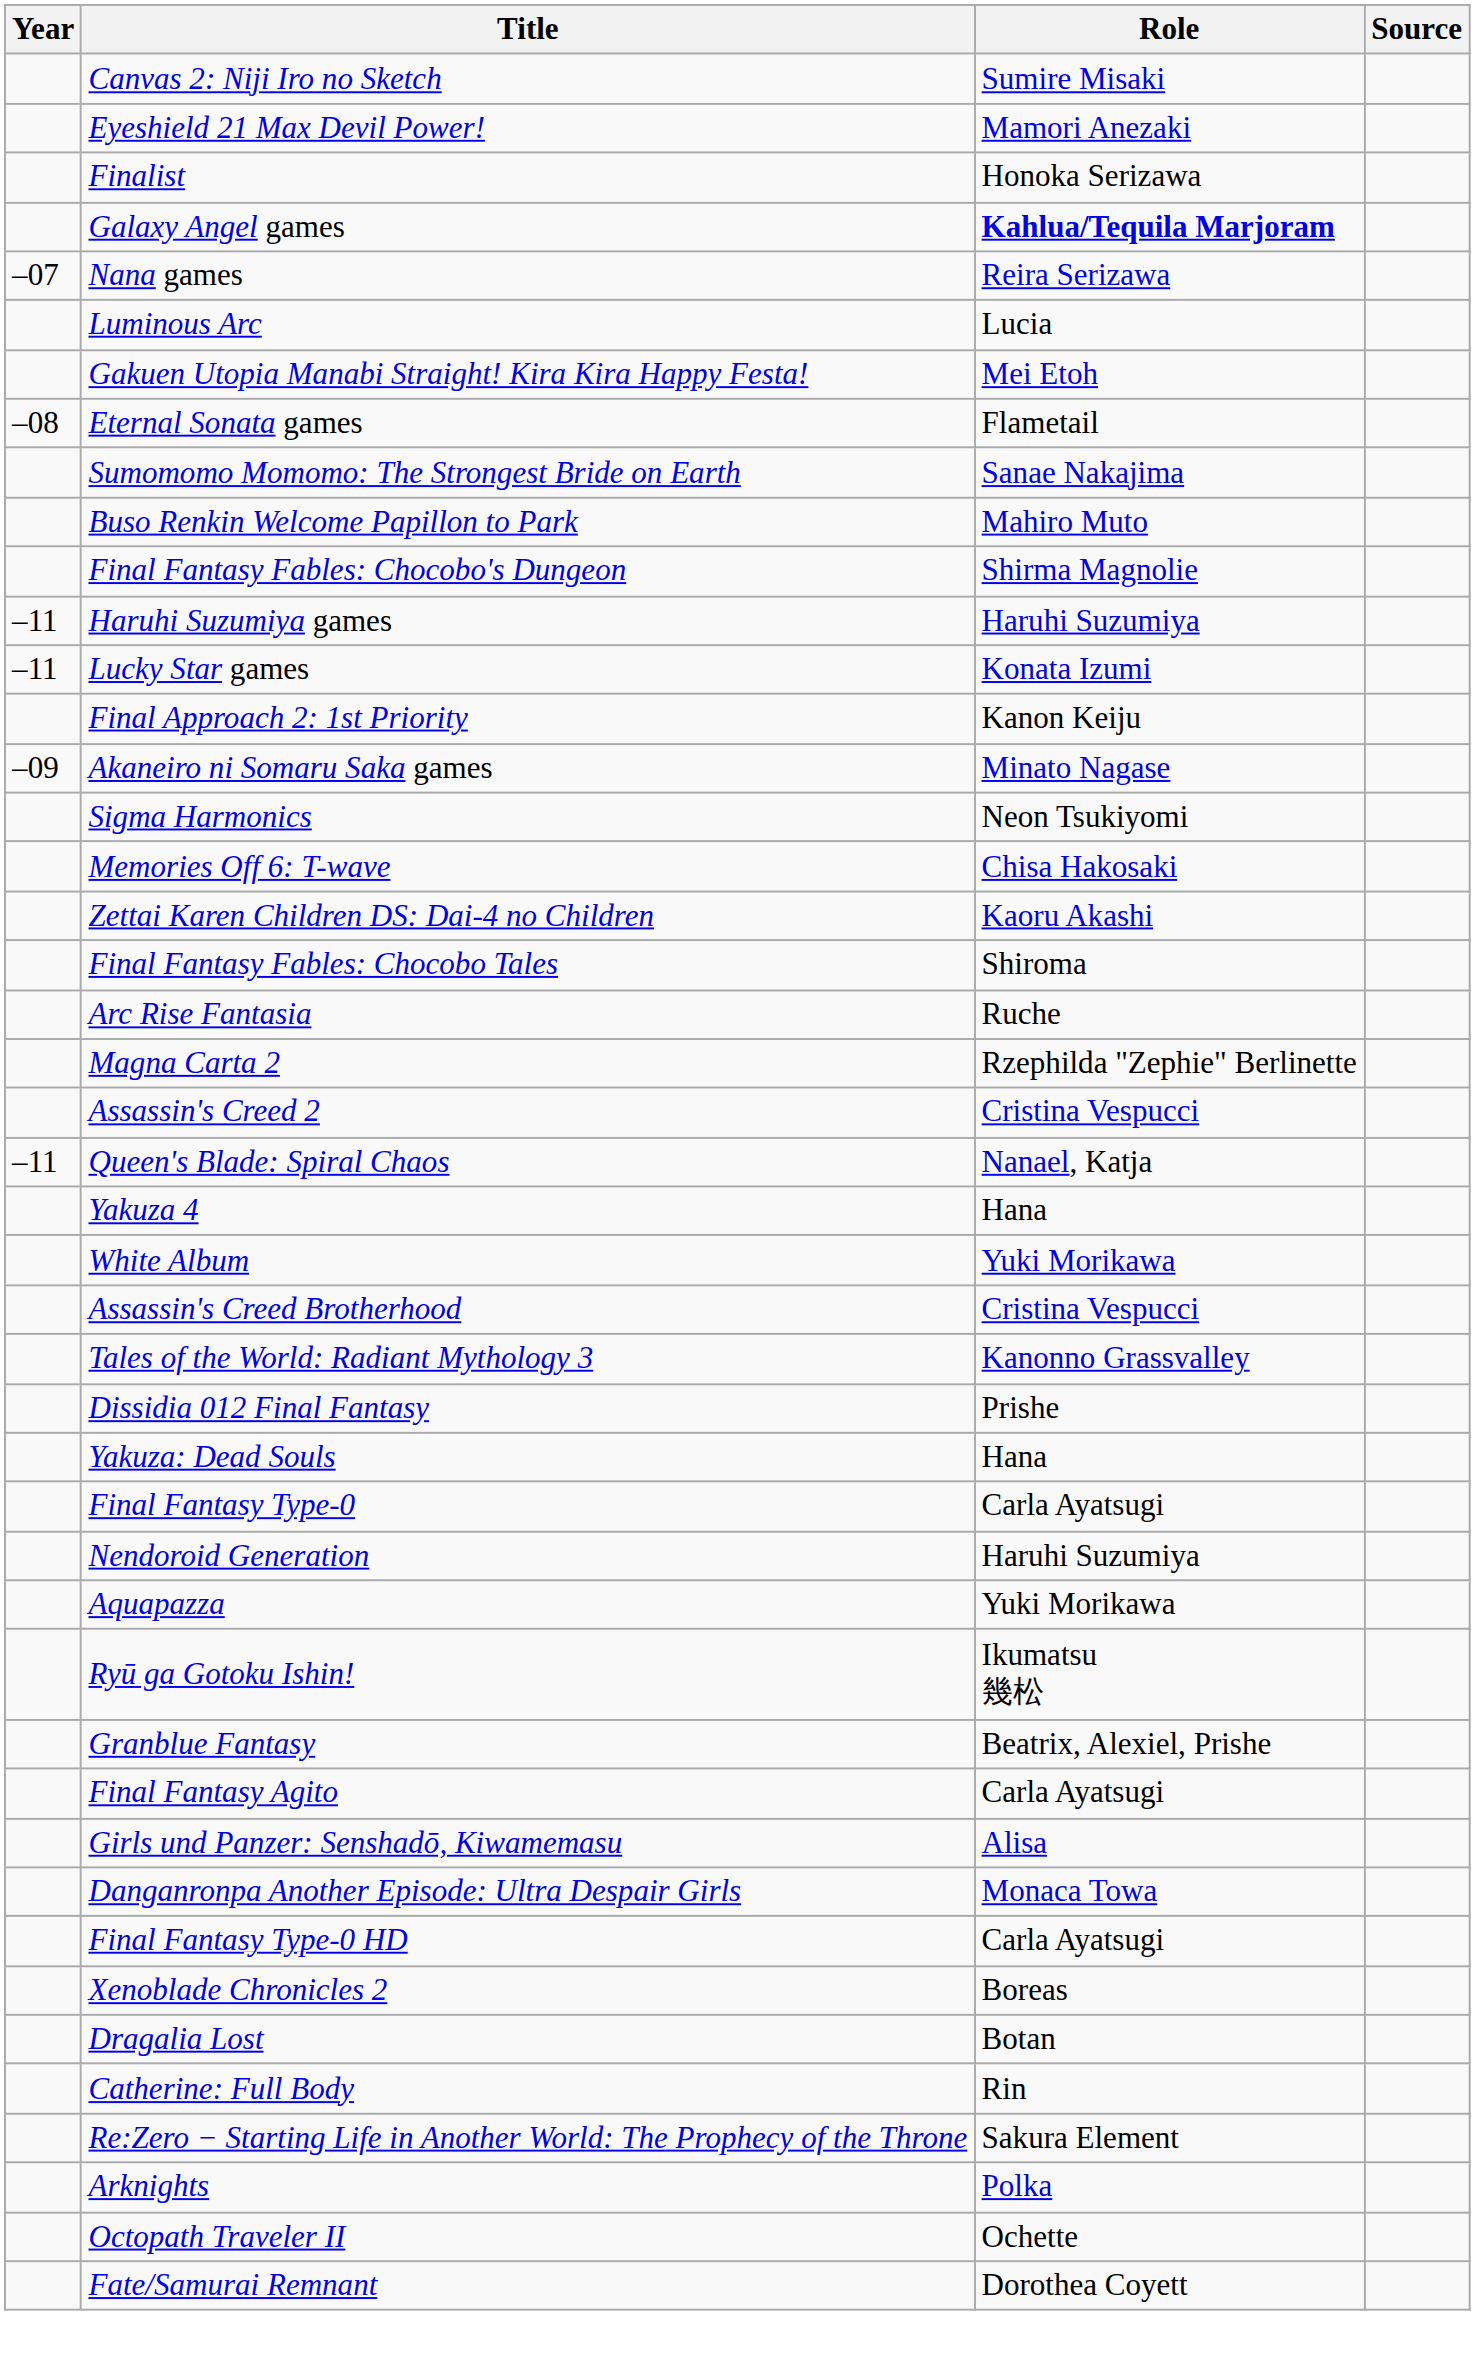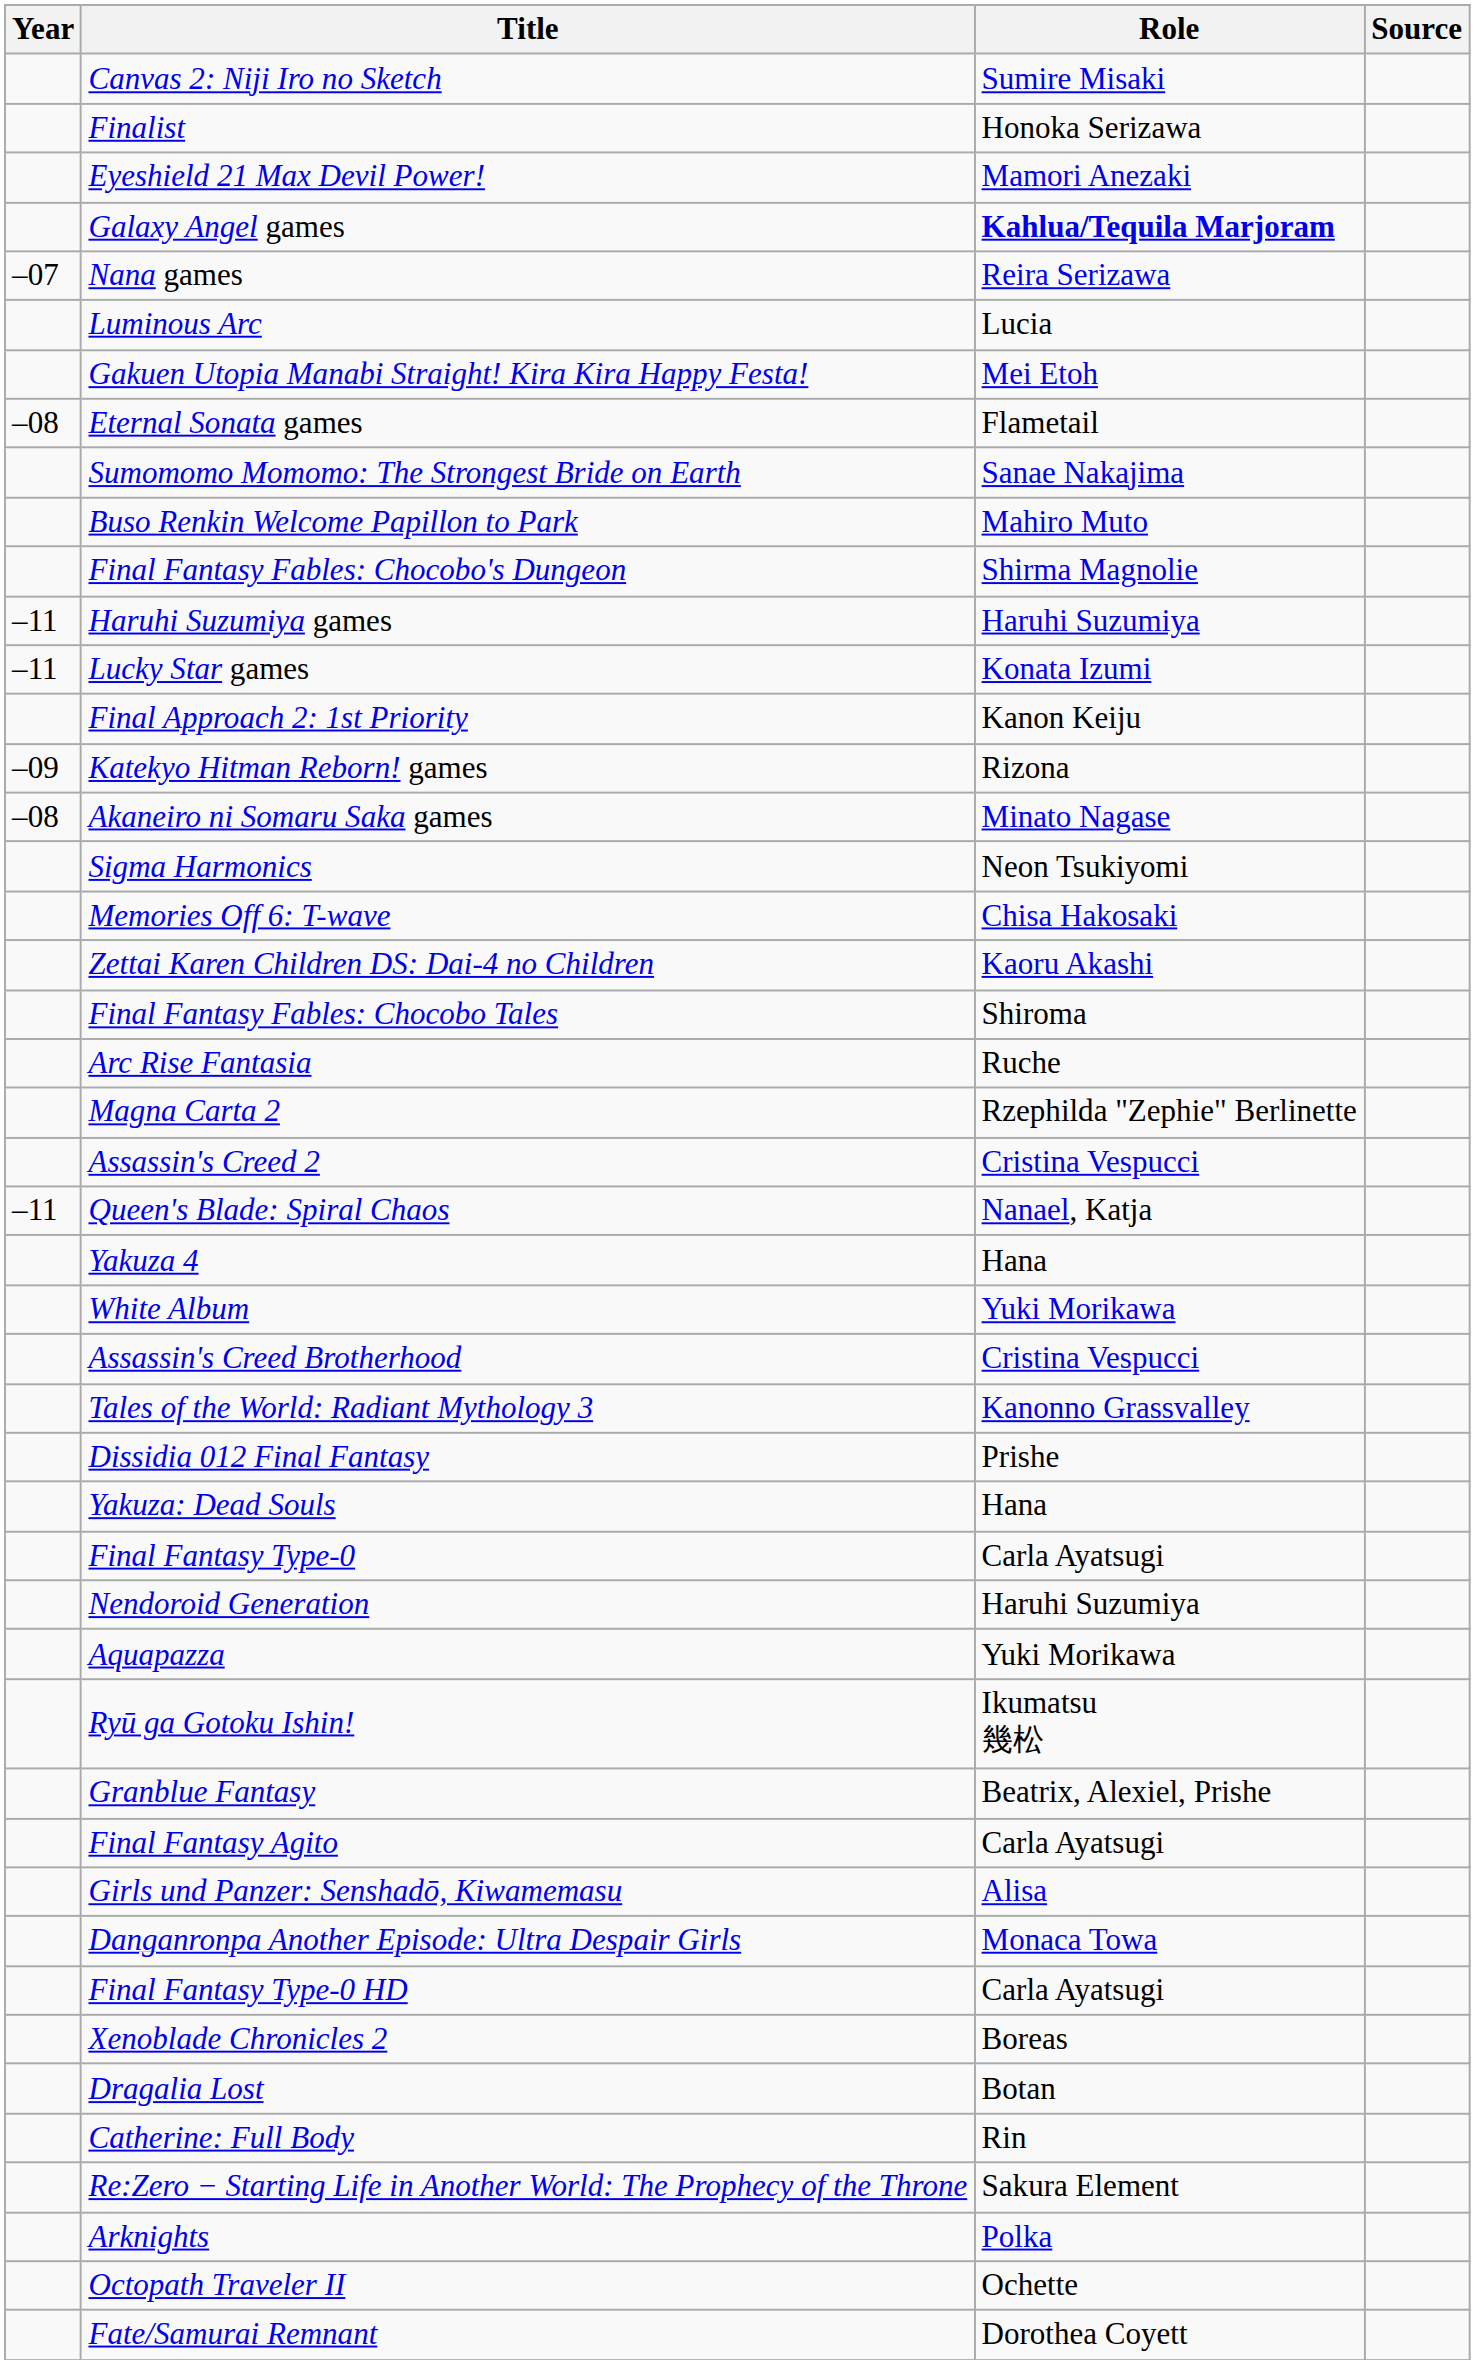rows swapped: (137, 176) <-> (287, 127)
+ row: (288, 767)
(35, 767) –09 -> (35, 816) –08
